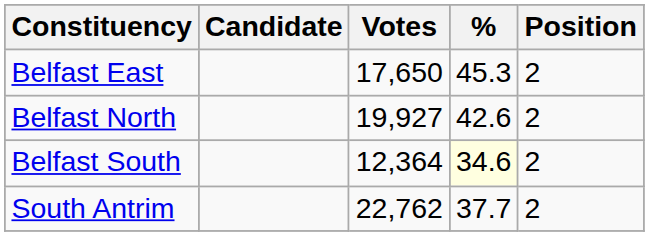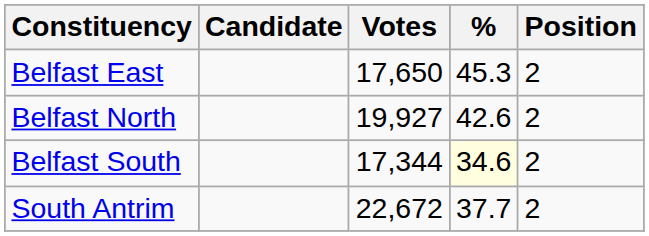(399, 162) 12,364 -> (399, 162) 17,344
(399, 207) 22,762 -> (399, 207) 22,672
